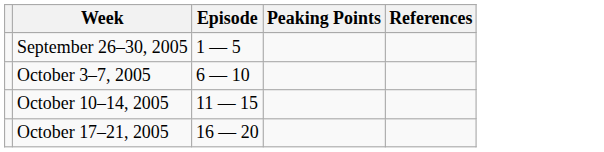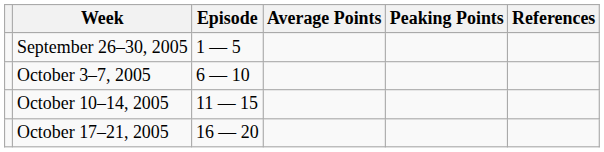+ column: (324, 18)
